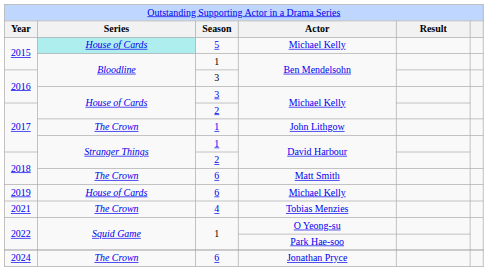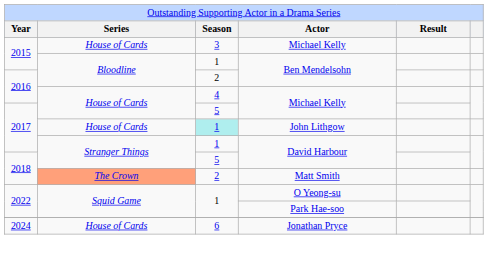(116, 45) paleturquoise background -> (116, 45) no background
(217, 45) 5 -> (217, 45) 3
(217, 78) 3 -> (217, 78) 2
(217, 95) 3 -> (217, 95) 4
(217, 111) 2 -> (217, 111) 5
(116, 127) The Crown -> (116, 127) House of Cards
(217, 127) no background -> (217, 127) paleturquoise background
(217, 160) 2 -> (217, 160) 5
(116, 176) no background -> (116, 176) lightsalmon background
(217, 176) 6 -> (217, 176) 2
- row: (21, 193)
- row: (21, 209)
(116, 258) The Crown -> (116, 226) House of Cards
